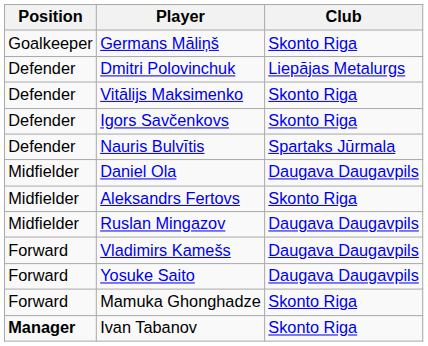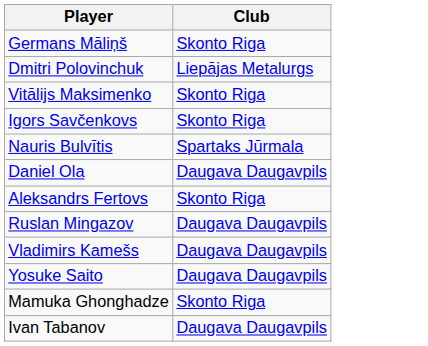- column: (50, 17)
(313, 328) Skonto Riga -> (252, 328) Daugava Daugavpils
